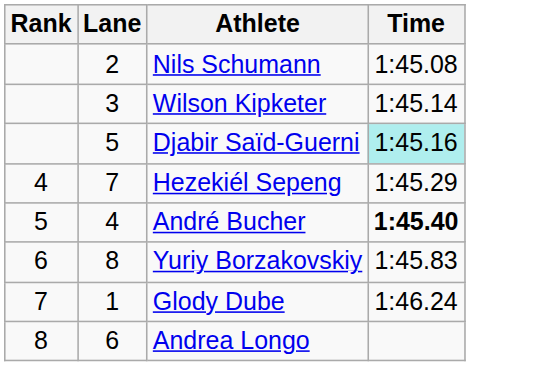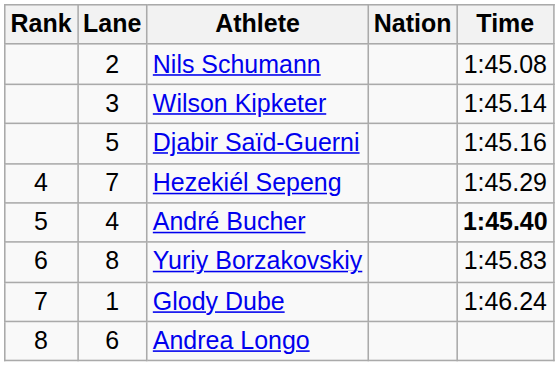+ column: (413, 24)
(416, 143) paleturquoise background -> (505, 143) no background
